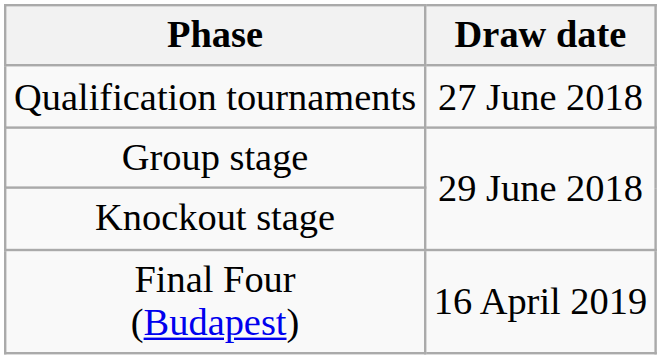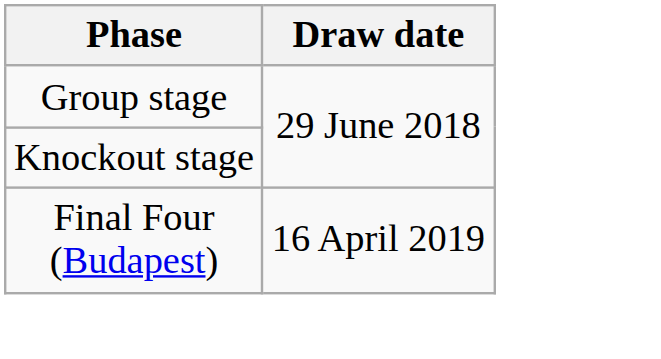- row: (215, 95)
